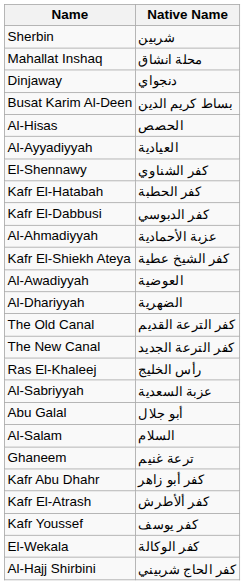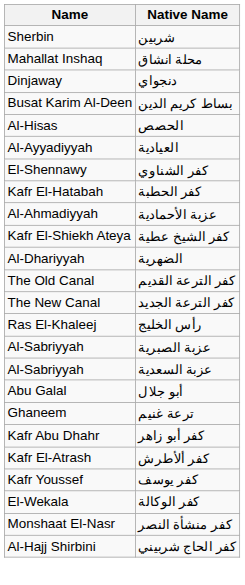- row: (174, 214)
- row: (161, 281)
+ row: (175, 347)
- row: (157, 436)
+ row: (185, 524)
